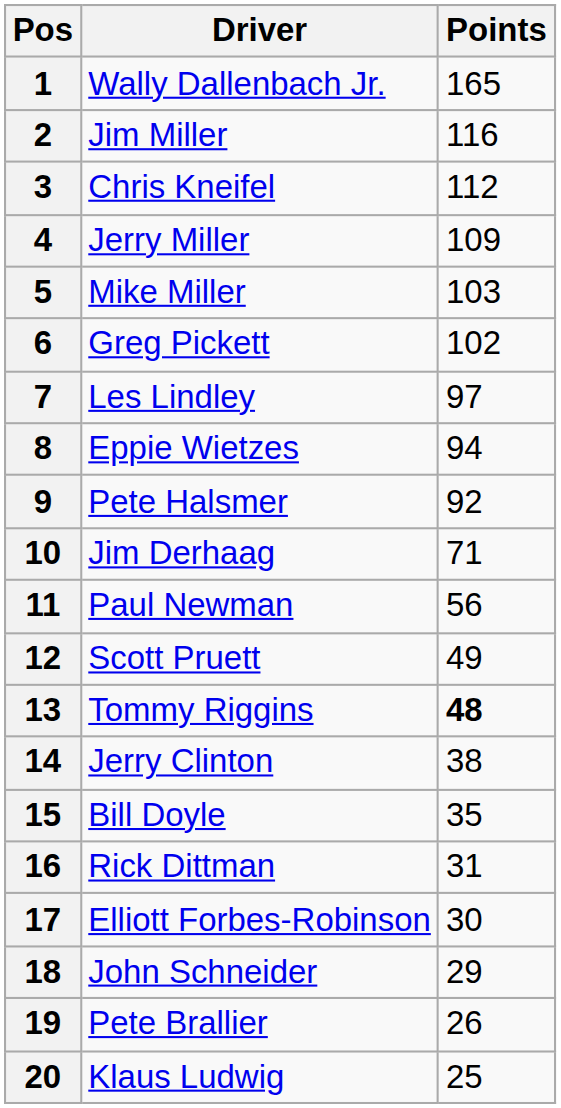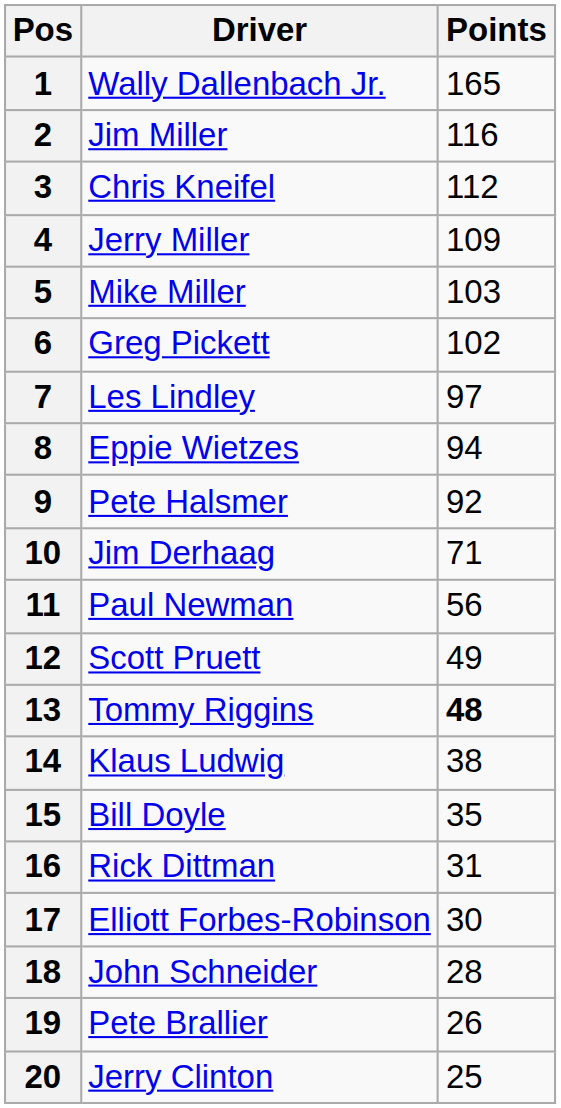(181, 762) Jerry Clinton -> (186, 762) Klaus Ludwig
(464, 971) 29 -> (464, 971) 28
(186, 1076) Klaus Ludwig -> (181, 1076) Jerry Clinton
